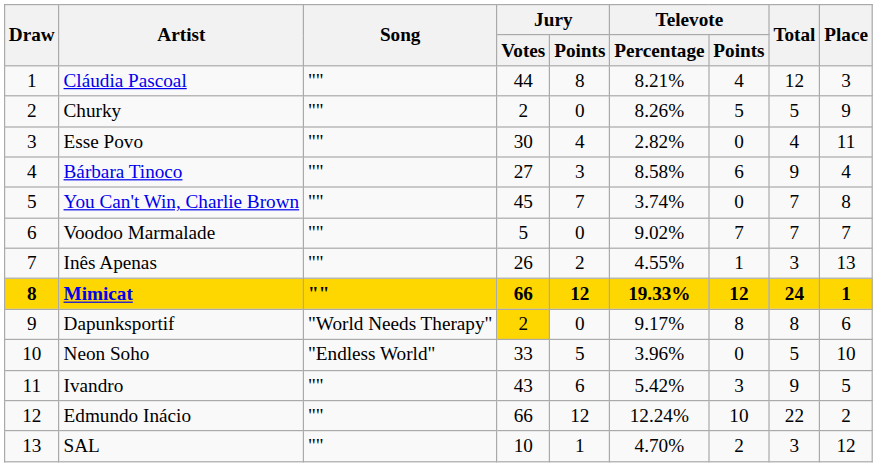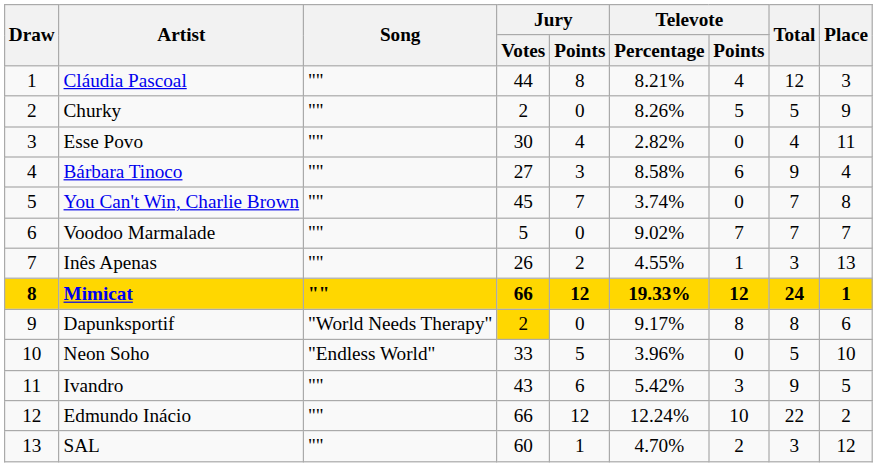(523, 446) 10 -> (523, 446) 60
